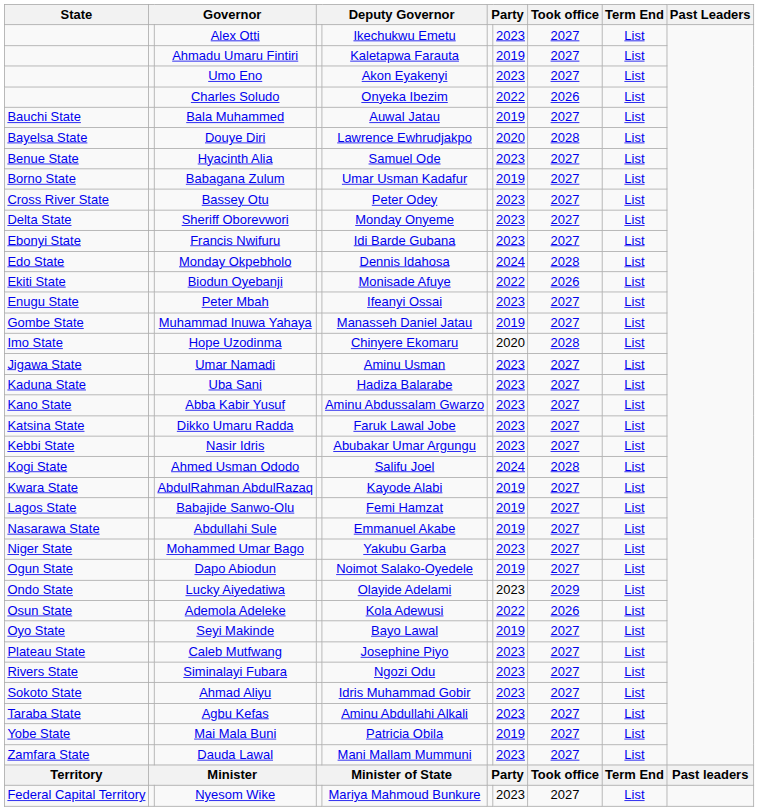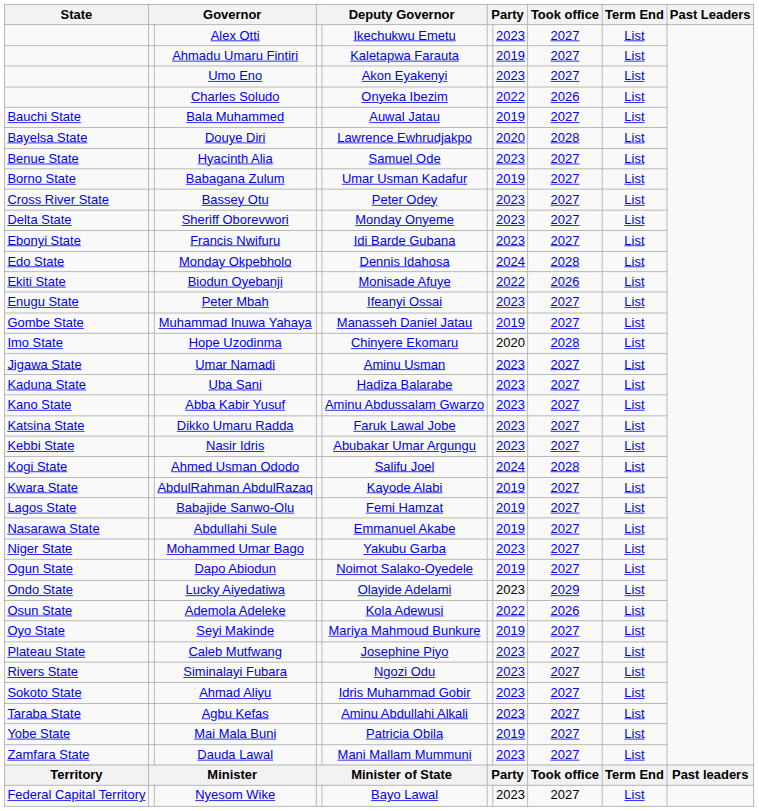(405, 631) Bayo Lawal -> (405, 631) Mariya Mahmoud Bunkure
(405, 795) Mariya Mahmoud Bunkure -> (405, 795) Bayo Lawal
